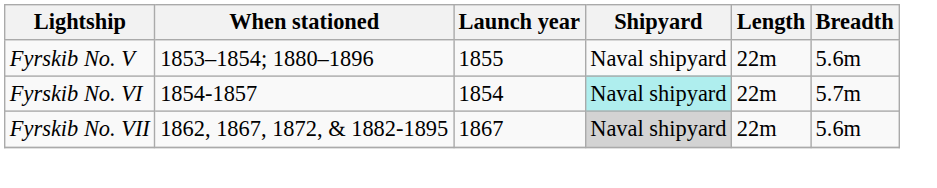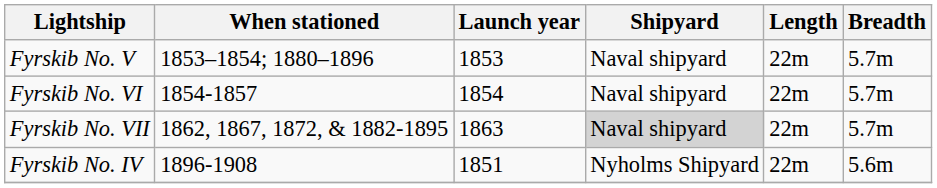(481, 57) 1855 -> (481, 57) 1853
(838, 57) 5.6m -> (871, 57) 5.7m
(658, 93) paleturquoise background -> (658, 93) no background
(481, 128) 1867 -> (481, 128) 1863
(838, 128) 5.6m -> (871, 128) 5.7m
+ row: (76, 164)
